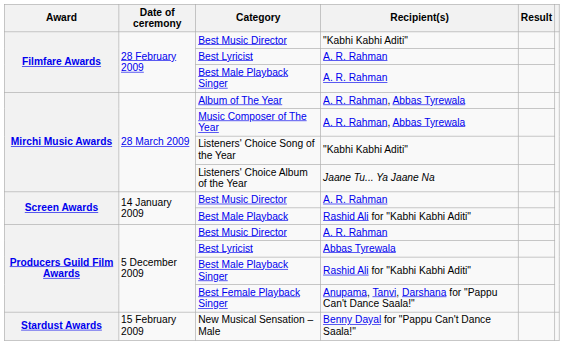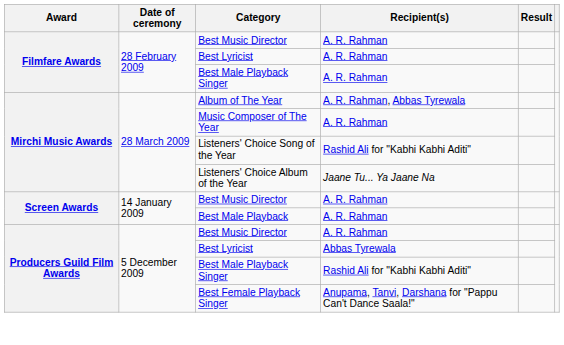(365, 40) "Kabhi Kabhi Aditi" -> (355, 40) A. R. Rahman
(394, 122) A. R. Rahman, Abbas Tyrewala -> (355, 122) A. R. Rahman
(365, 150) "Kabhi Kabhi Aditi" -> (397, 150) Rashid Ali for "Kabhi Kabhi Aditi"
(397, 216) Rashid Ali for "Kabhi Kabhi Aditi" -> (355, 216) A. R. Rahman
- row: (61, 326)
